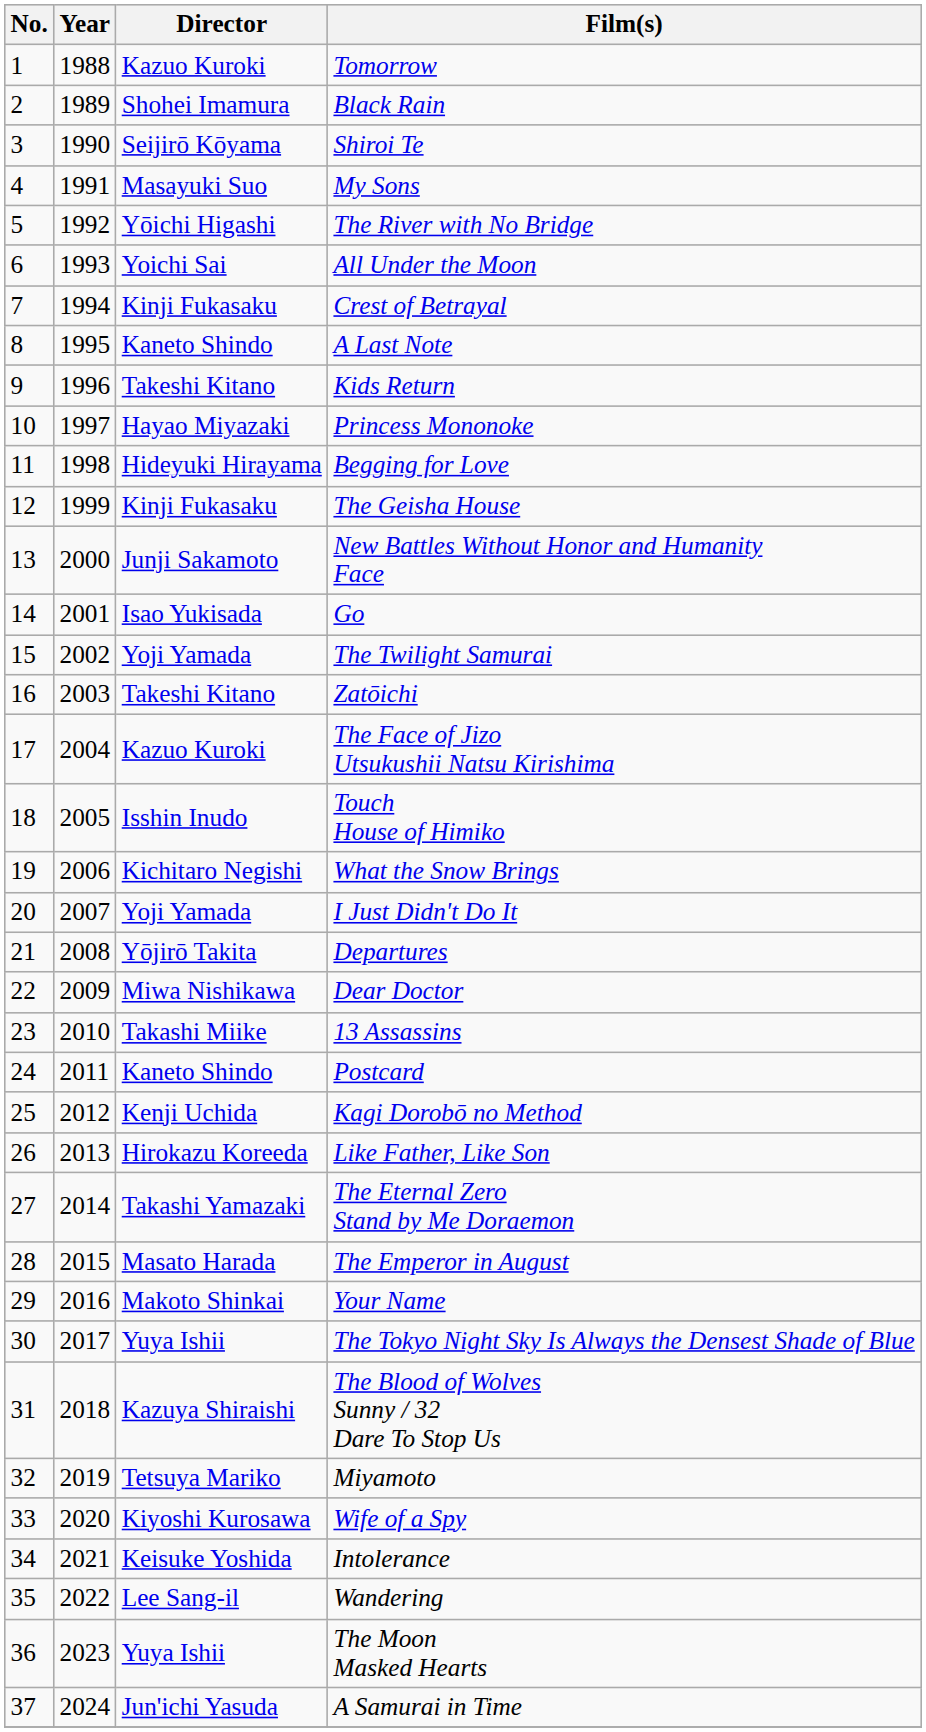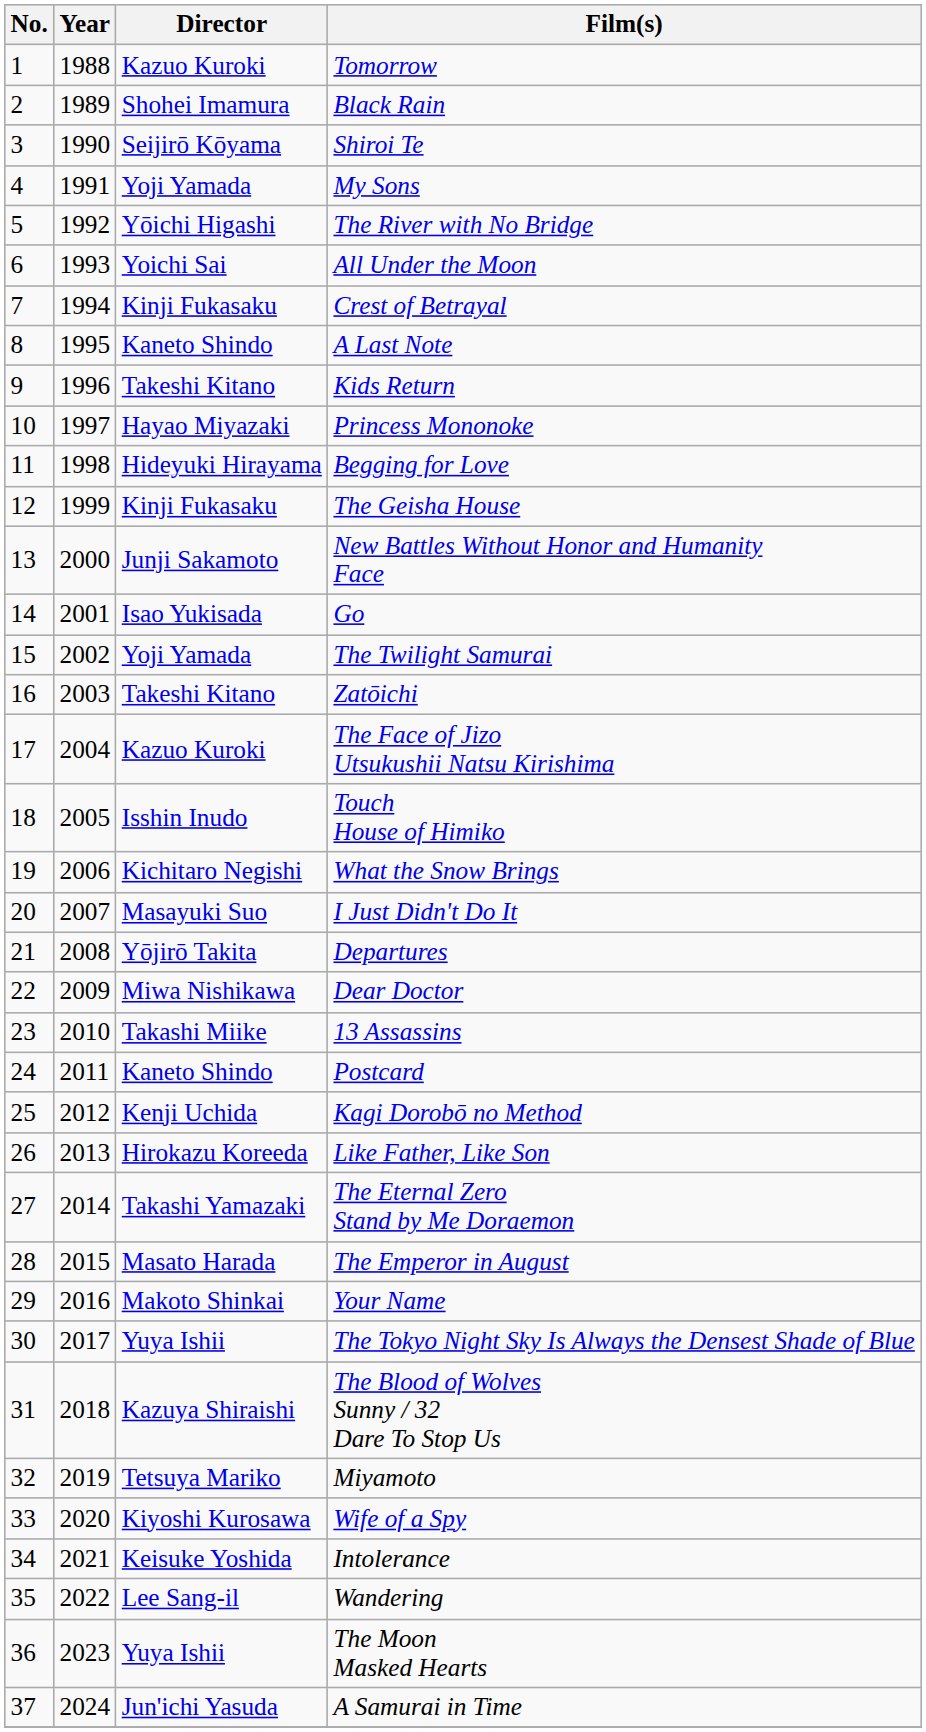(194, 184) Masayuki Suo -> (186, 184) Yoji Yamada
(186, 911) Yoji Yamada -> (194, 911) Masayuki Suo
